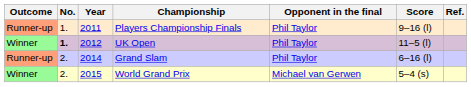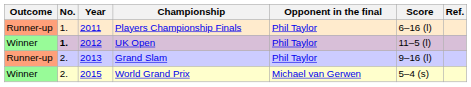(415, 27) 9–16 (l) -> (415, 27) 6–16 (l)
(91, 58) 2014 -> (91, 58) 2013
(415, 58) 6–16 (l) -> (415, 58) 9–16 (l)
